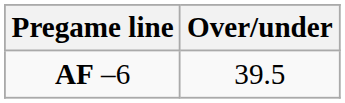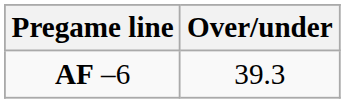(260, 73) 39.5 -> (260, 73) 39.3
